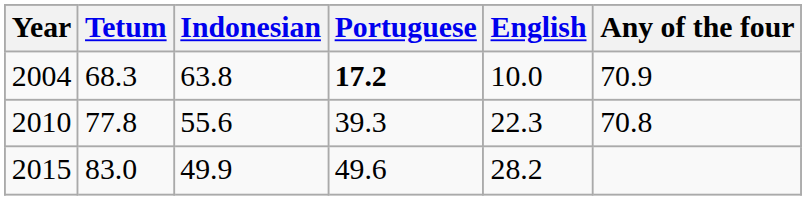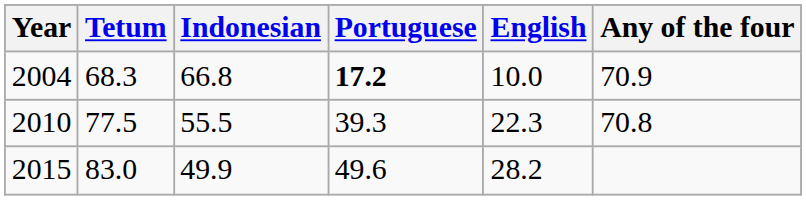(206, 75) 63.8 -> (206, 75) 66.8
(111, 122) 77.8 -> (111, 122) 77.5
(206, 122) 55.6 -> (206, 122) 55.5
